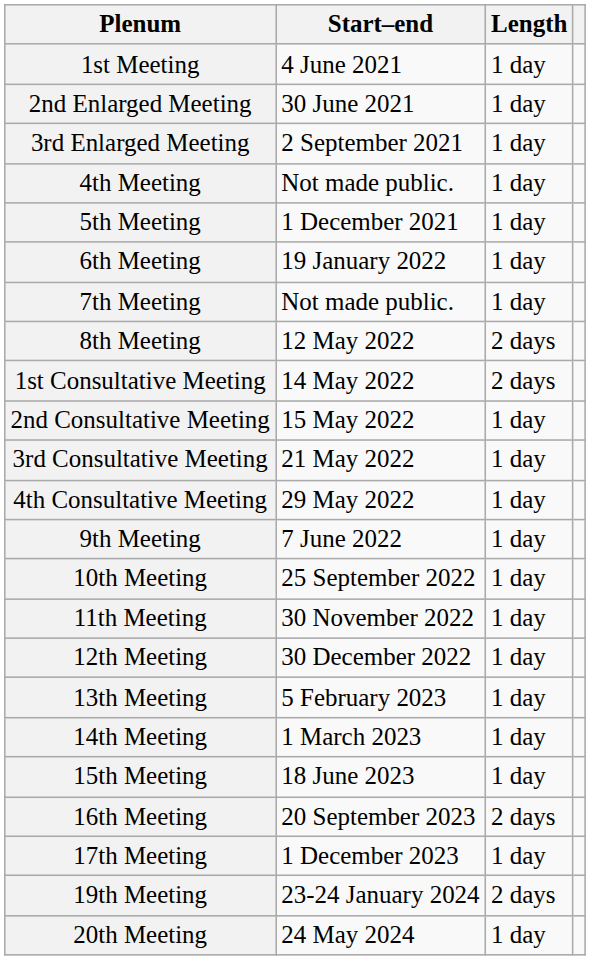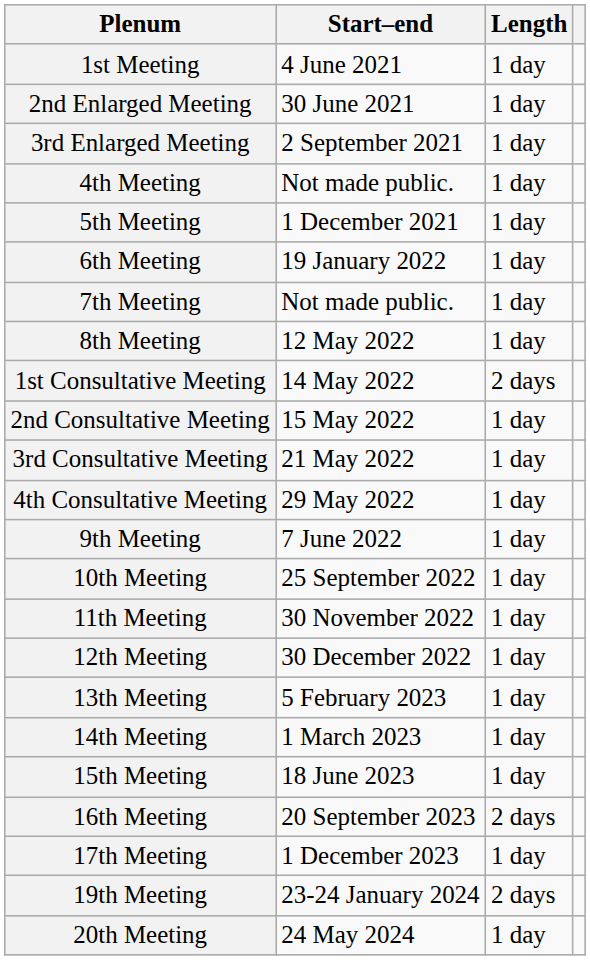(523, 340) 2 days -> (518, 340) 1 day
